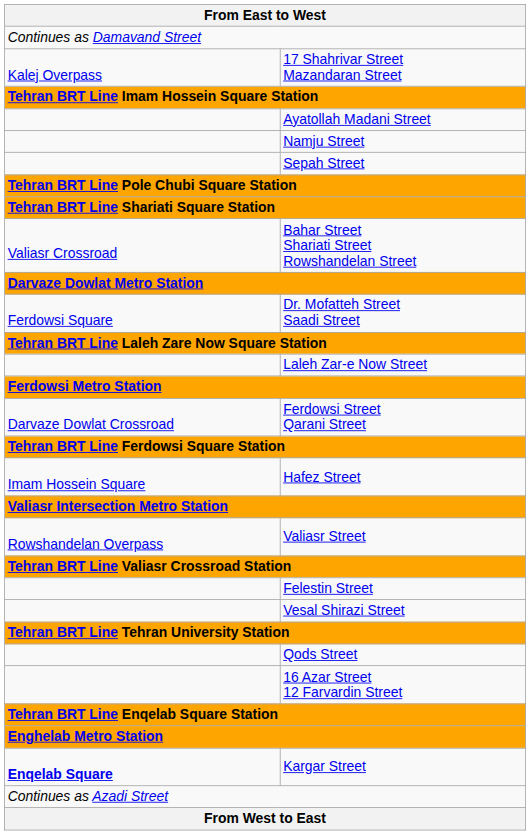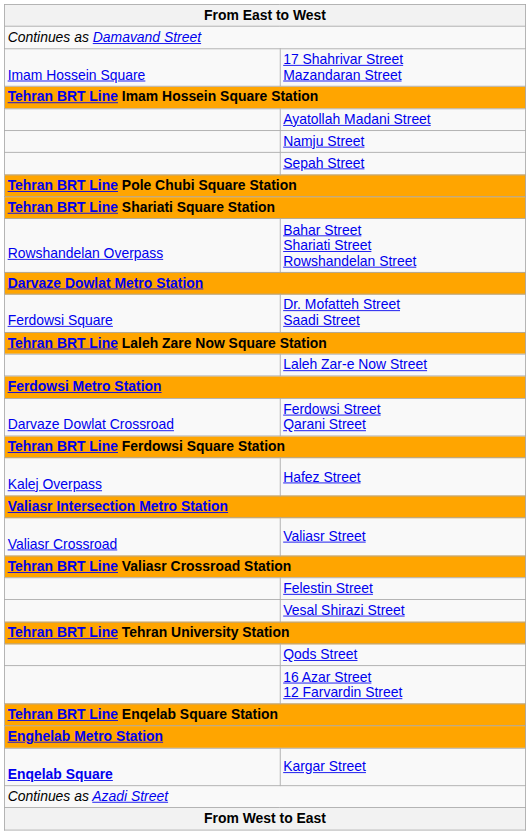(55, 75) Kalej Overpass -> (77, 75) Imam Hossein Square
(62, 253) Valiasr Crossroad -> (85, 253) Rowshandelan Overpass
(77, 484) Imam Hossein Square -> (55, 484) Kalej Overpass
(85, 544) Rowshandelan Overpass -> (62, 544) Valiasr Crossroad
